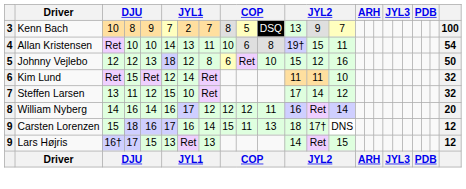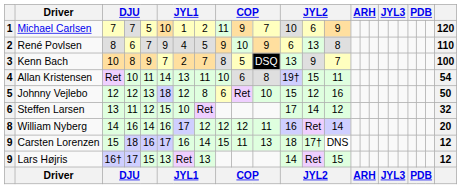+ row: (55, 28)
+ row: (50, 45)
(151, 45) 10 -> (149, 77) 11
- row: (39, 77)
(10, 94) 7 -> (10, 110) 6
